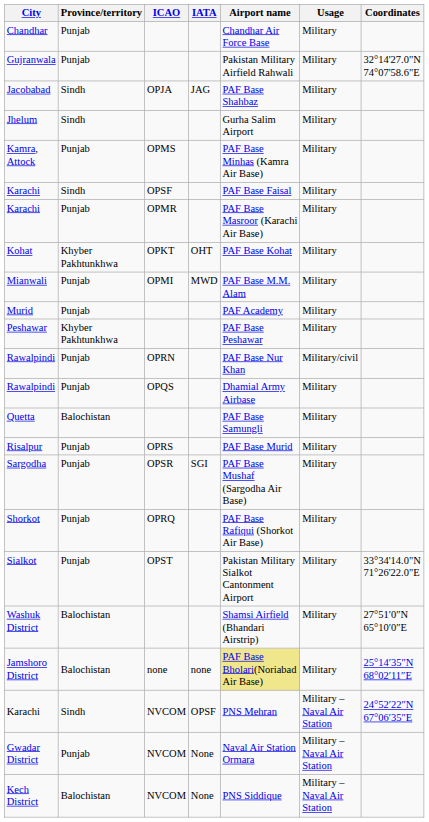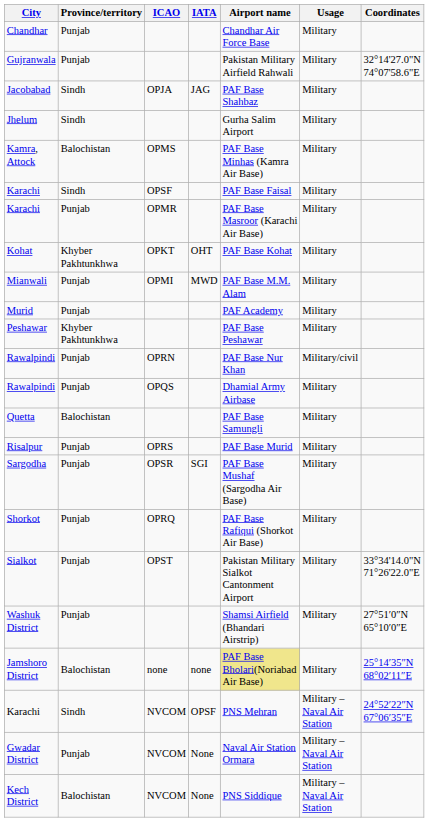(75, 149) Punjab -> (85, 149) Balochistan
(85, 615) Balochistan -> (75, 615) Punjab
